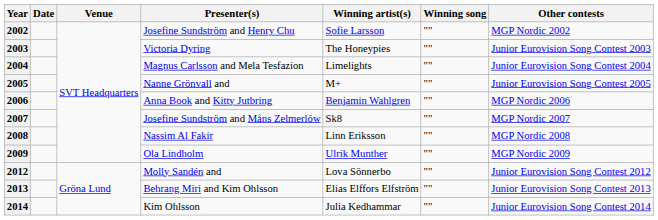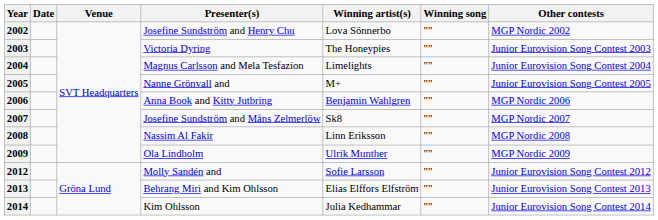(355, 31) Sofie Larsson -> (358, 31) Lova Sönnerbo
(358, 171) Lova Sönnerbo -> (355, 171) Sofie Larsson
